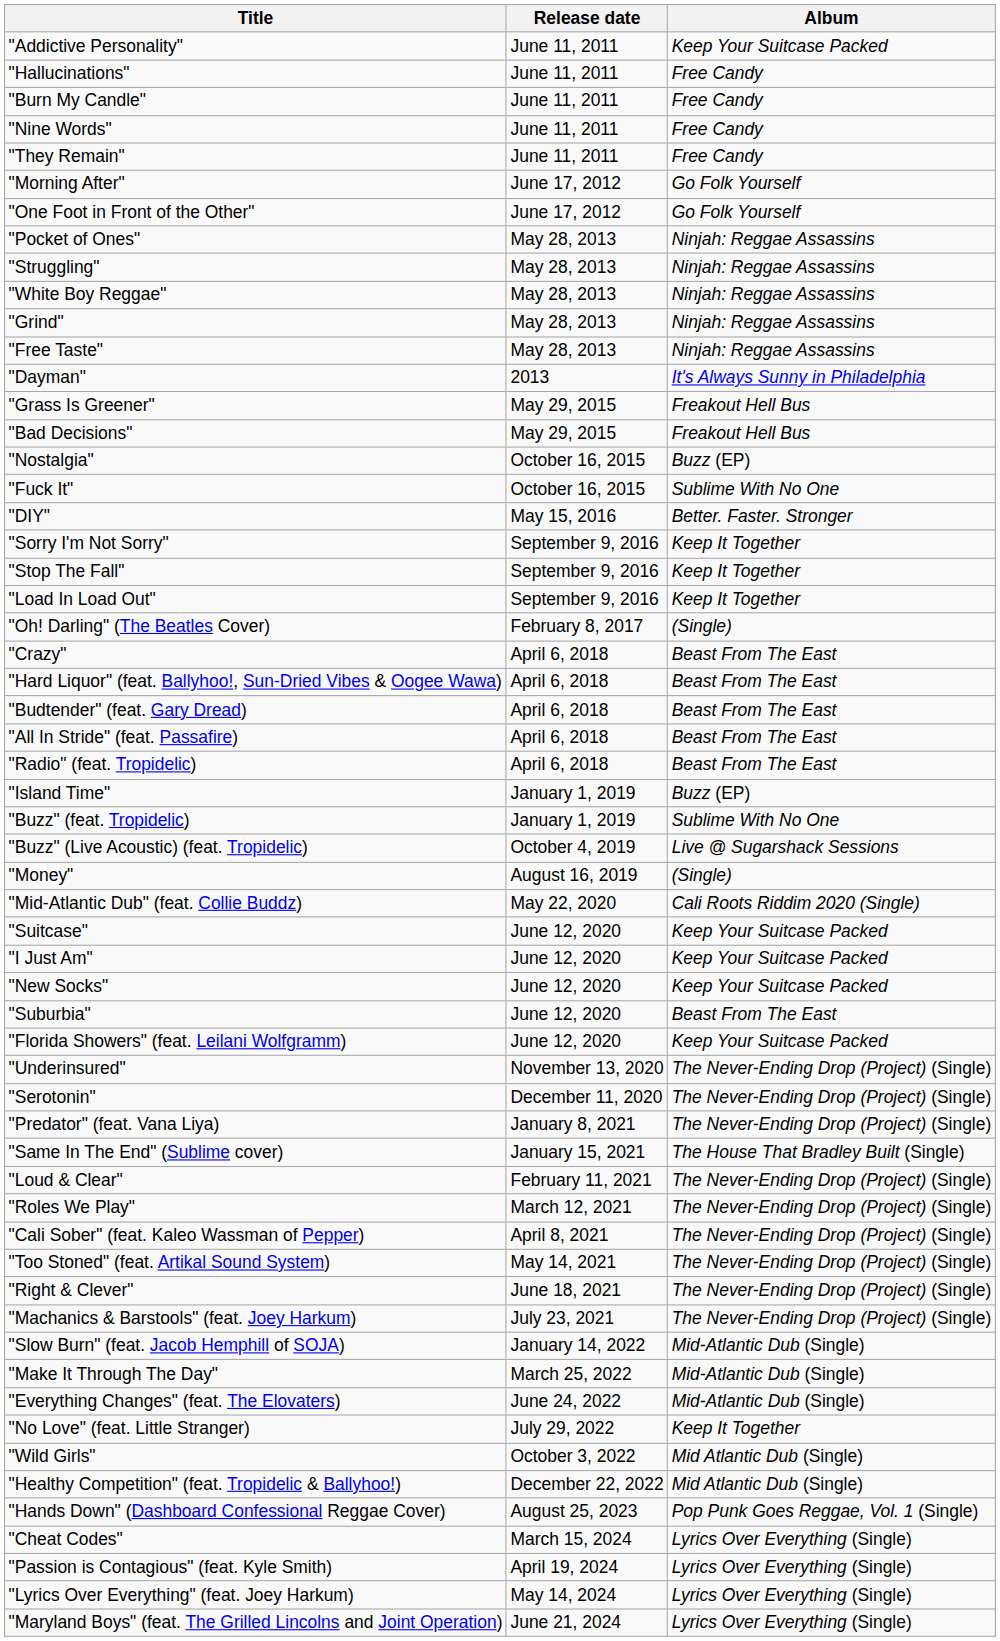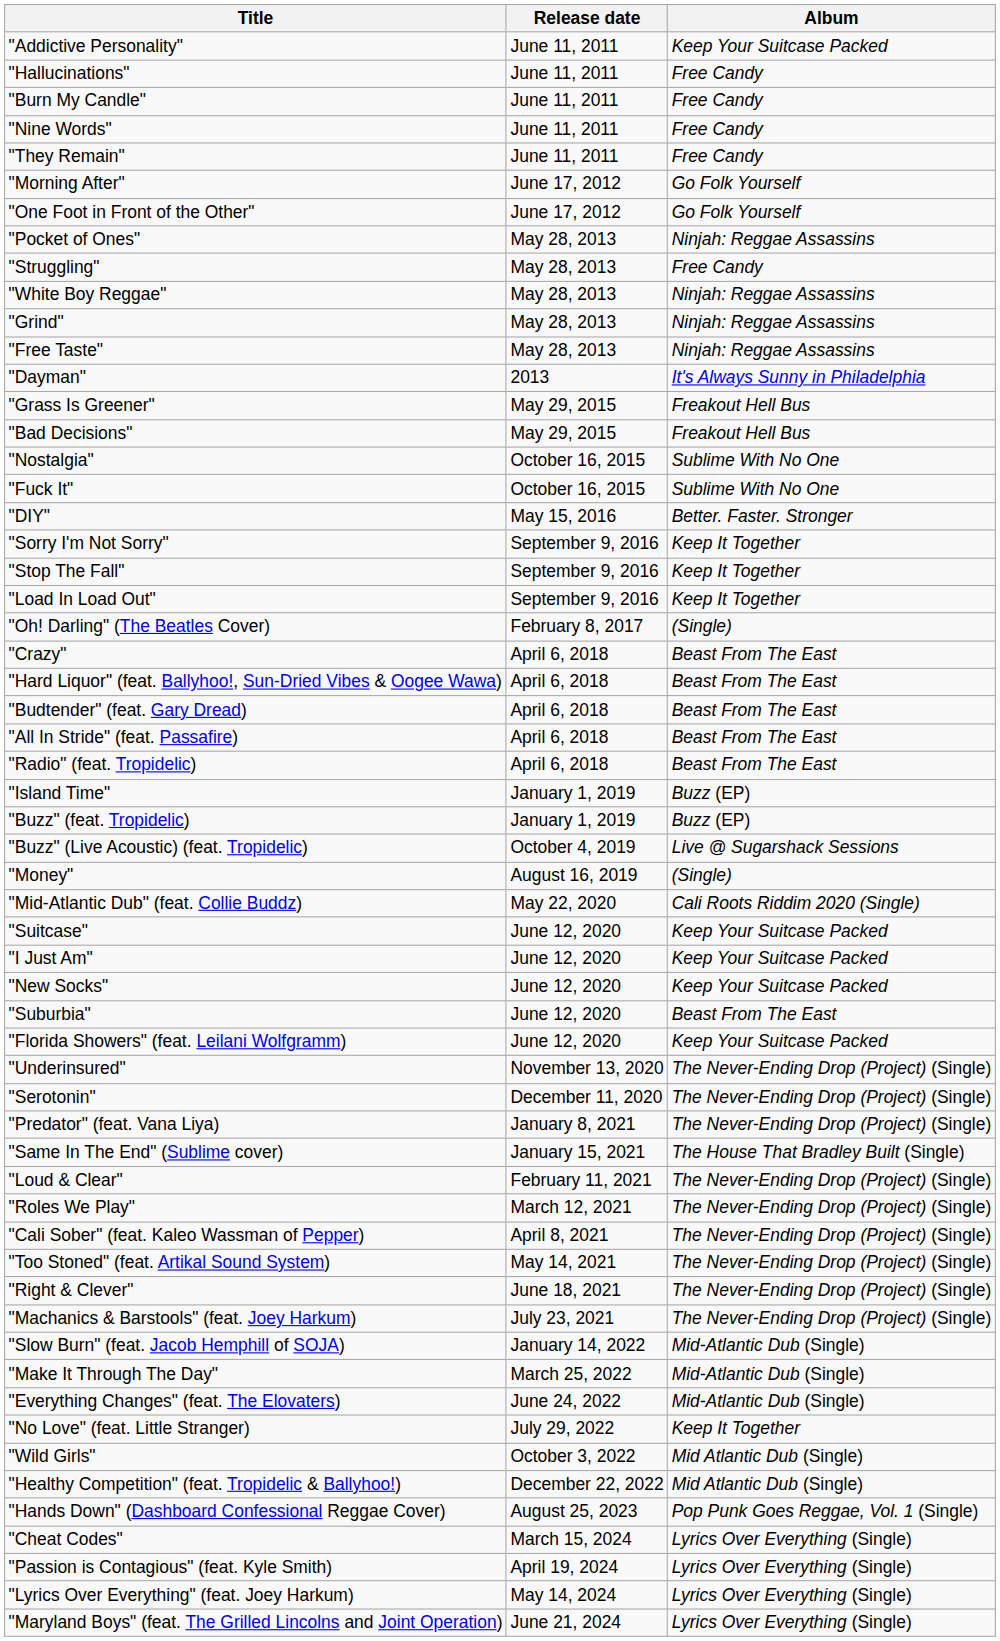(773, 267) Ninjah: Reggae Assassins -> (717, 267) Free Candy
(711, 460) Buzz (EP) -> (755, 460) Sublime With No One
(755, 820) Sublime With No One -> (711, 820) Buzz (EP)
